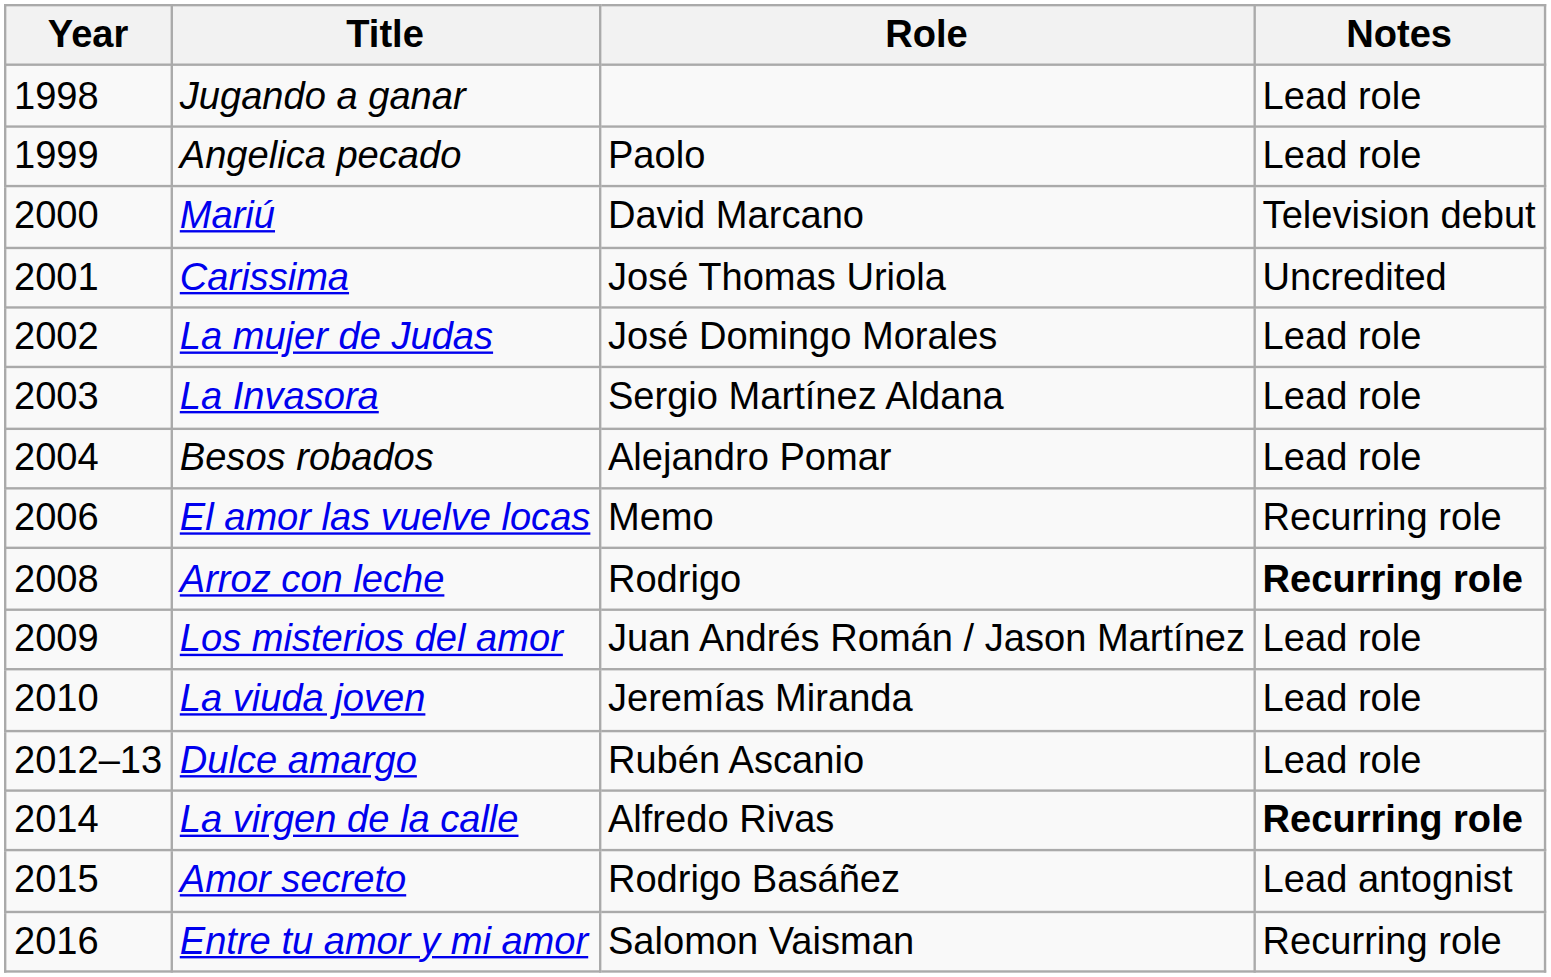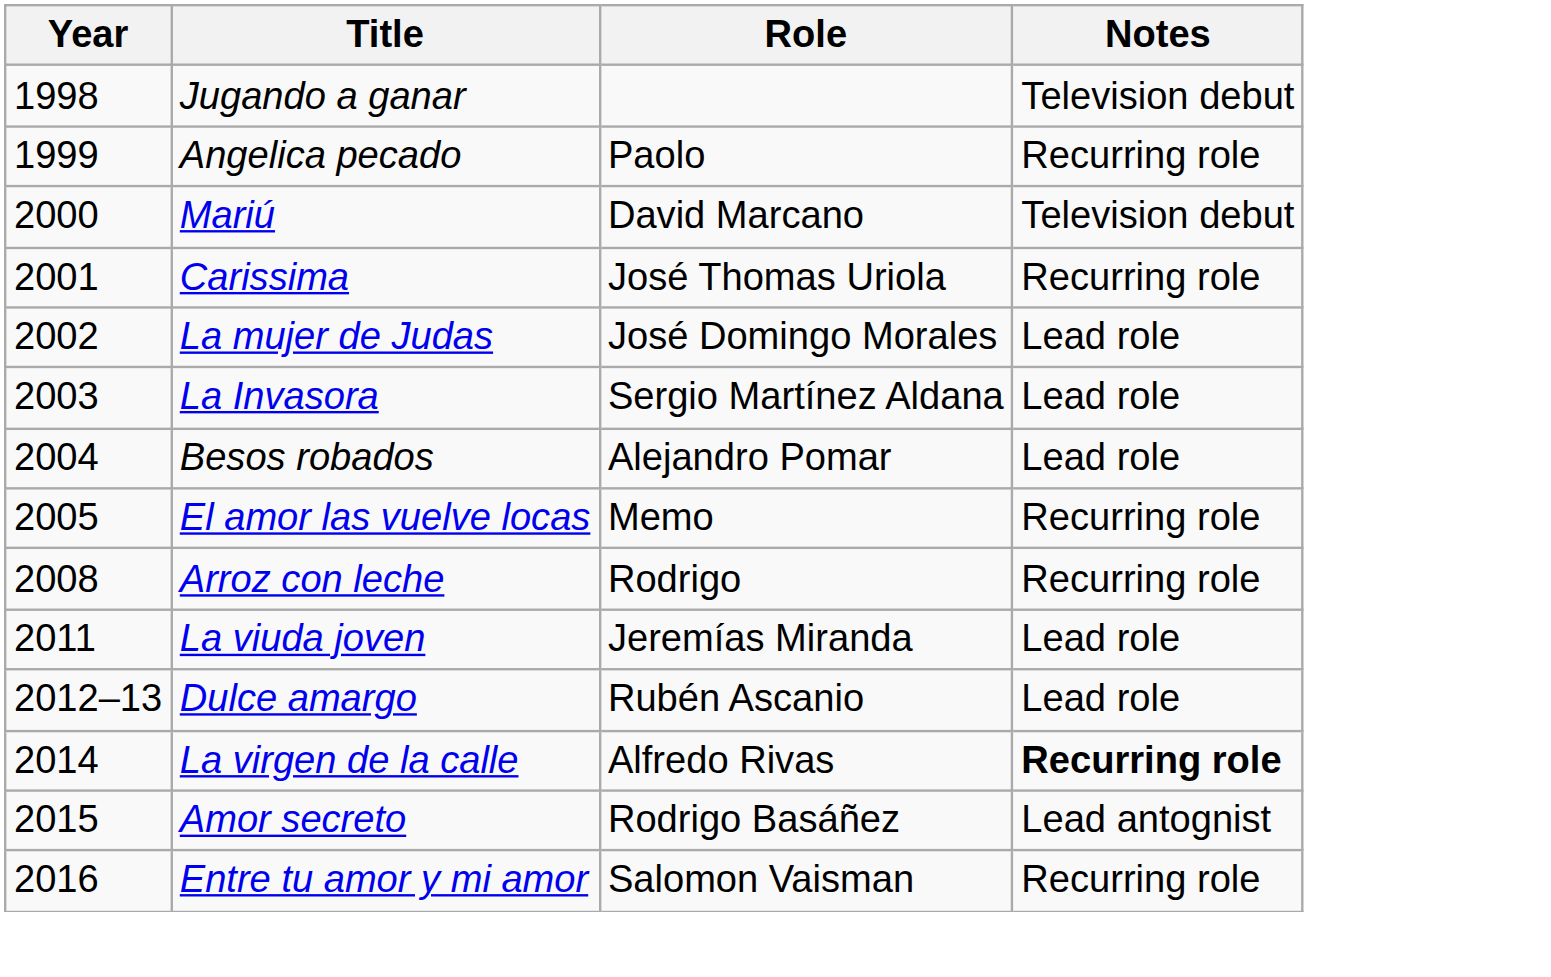(1342, 95) Lead role -> (1158, 95) Television debut
(1342, 155) Lead role -> (1141, 155) Recurring role
(1355, 276) Uncredited -> (1141, 276) Recurring role
(56, 517) 2006 -> (56, 517) 2005
(1393, 578) bold -> (1141, 578) normal
- row: (371, 638)
(56, 699) 2010 -> (55, 638) 2011
